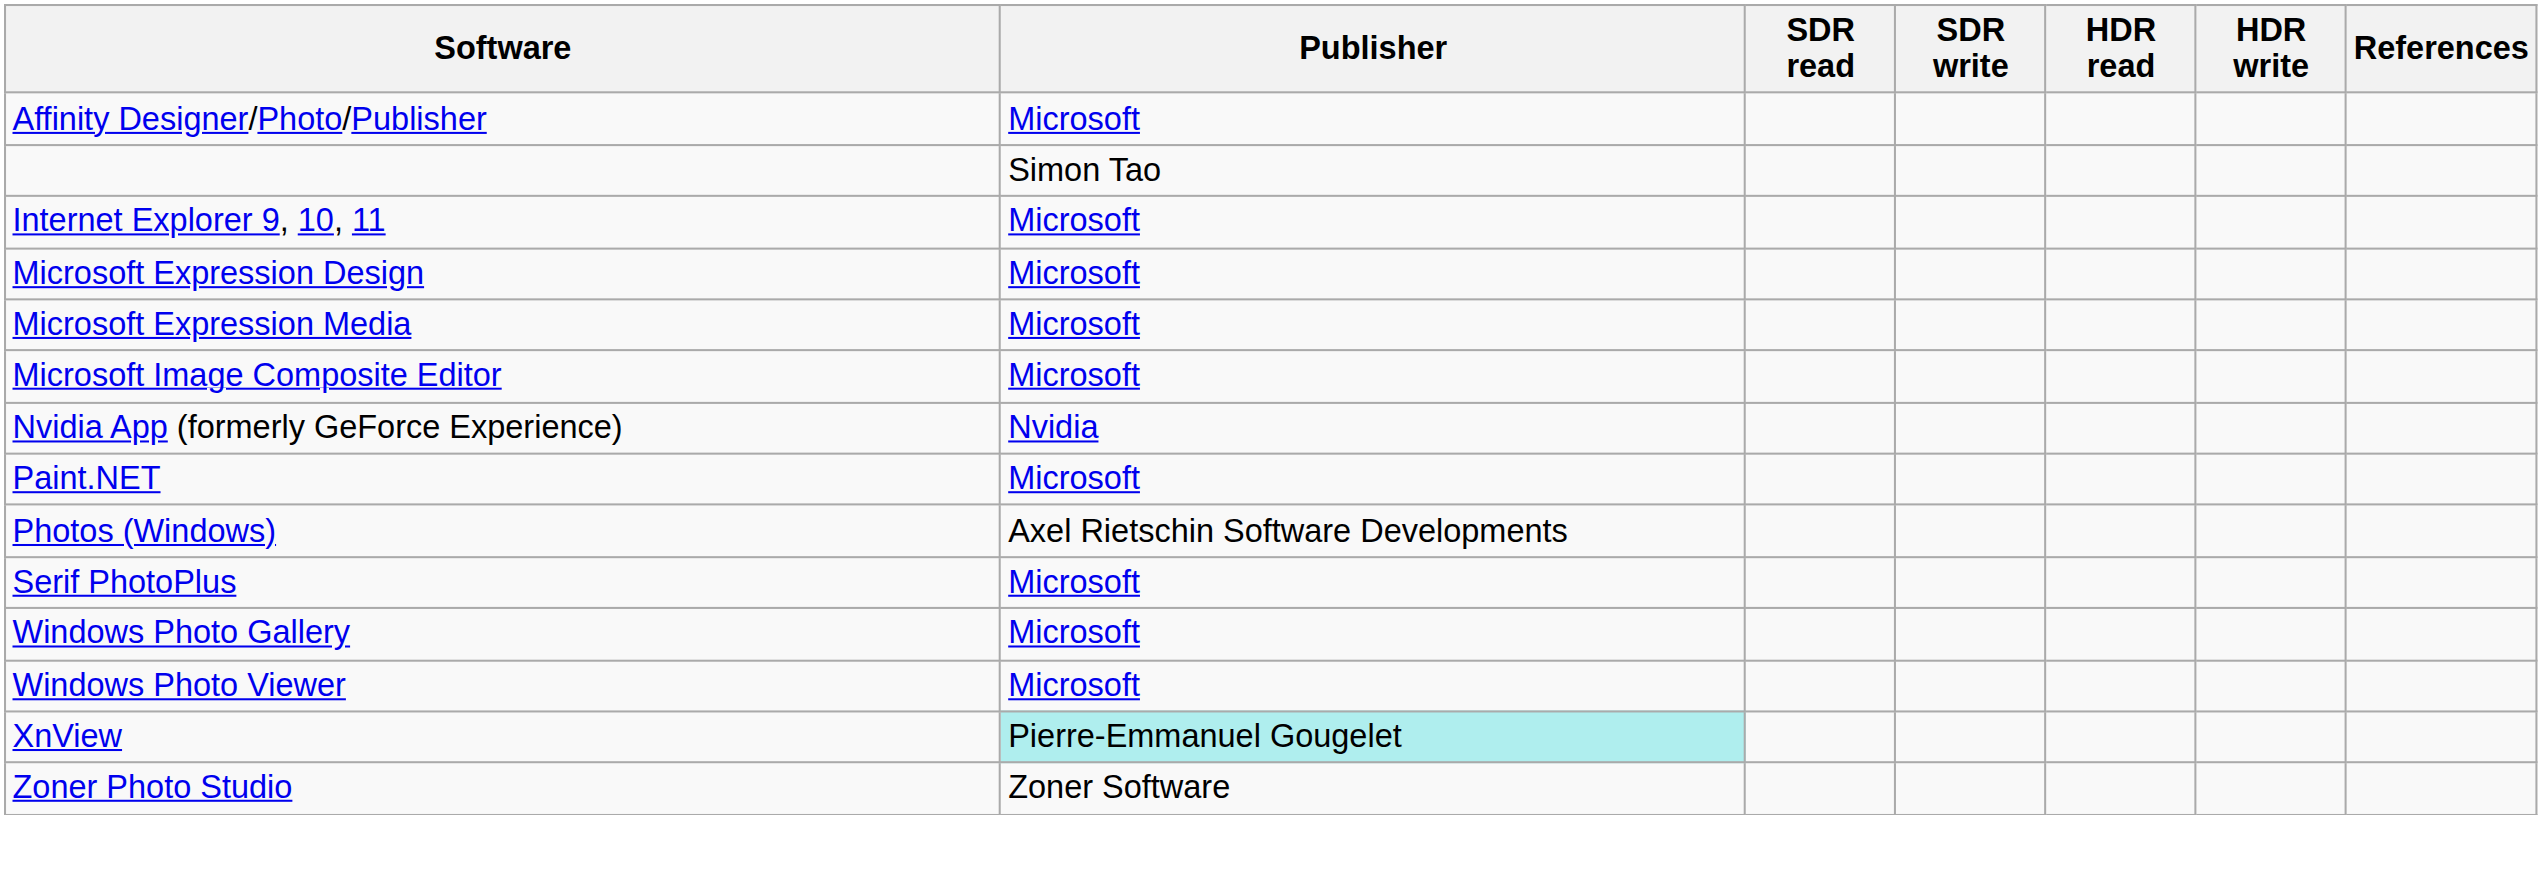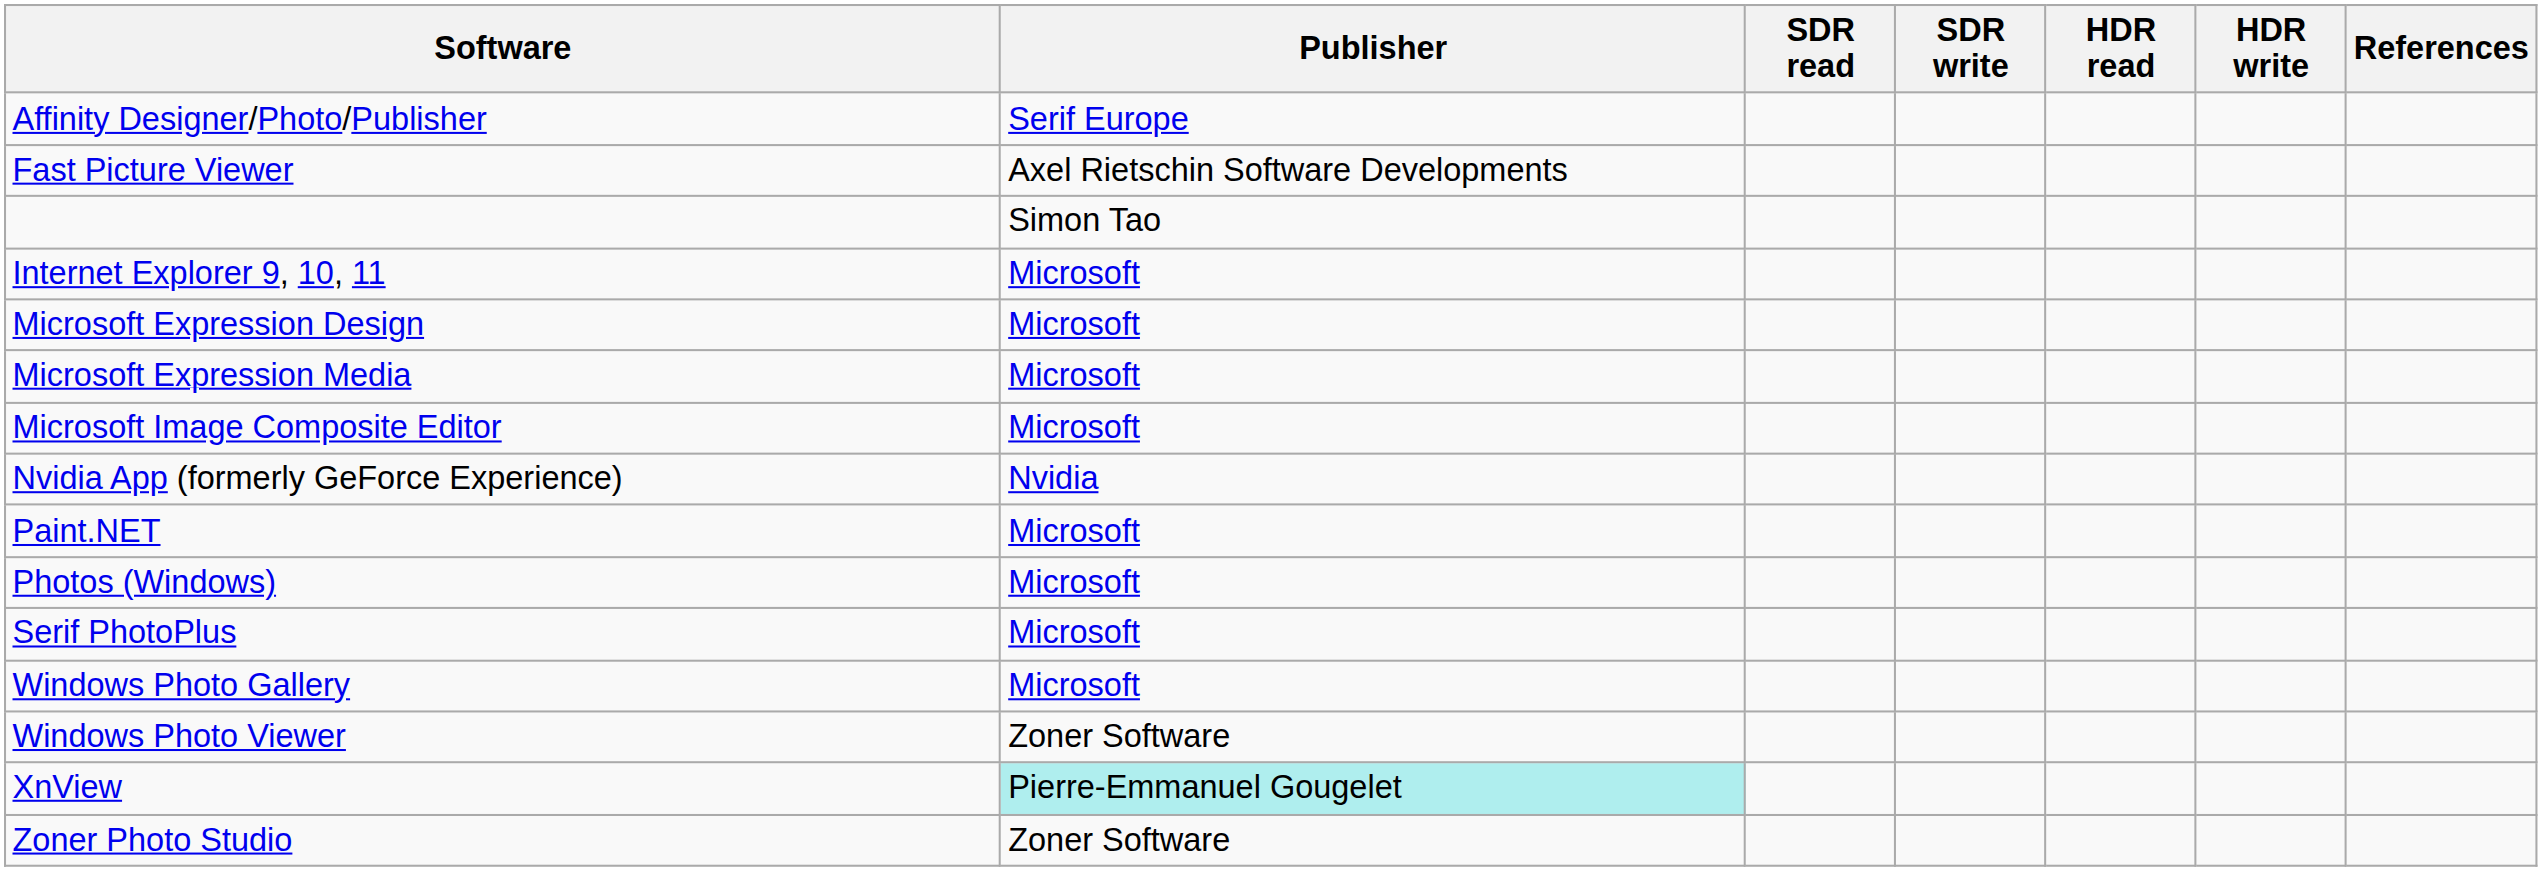(1074, 118) Microsoft -> (1098, 118) Serif Europe
+ row: (153, 169)
(1288, 530) Axel Rietschin Software Developments -> (1074, 581) Microsoft
(1074, 684) Microsoft -> (1119, 736) Zoner Software
